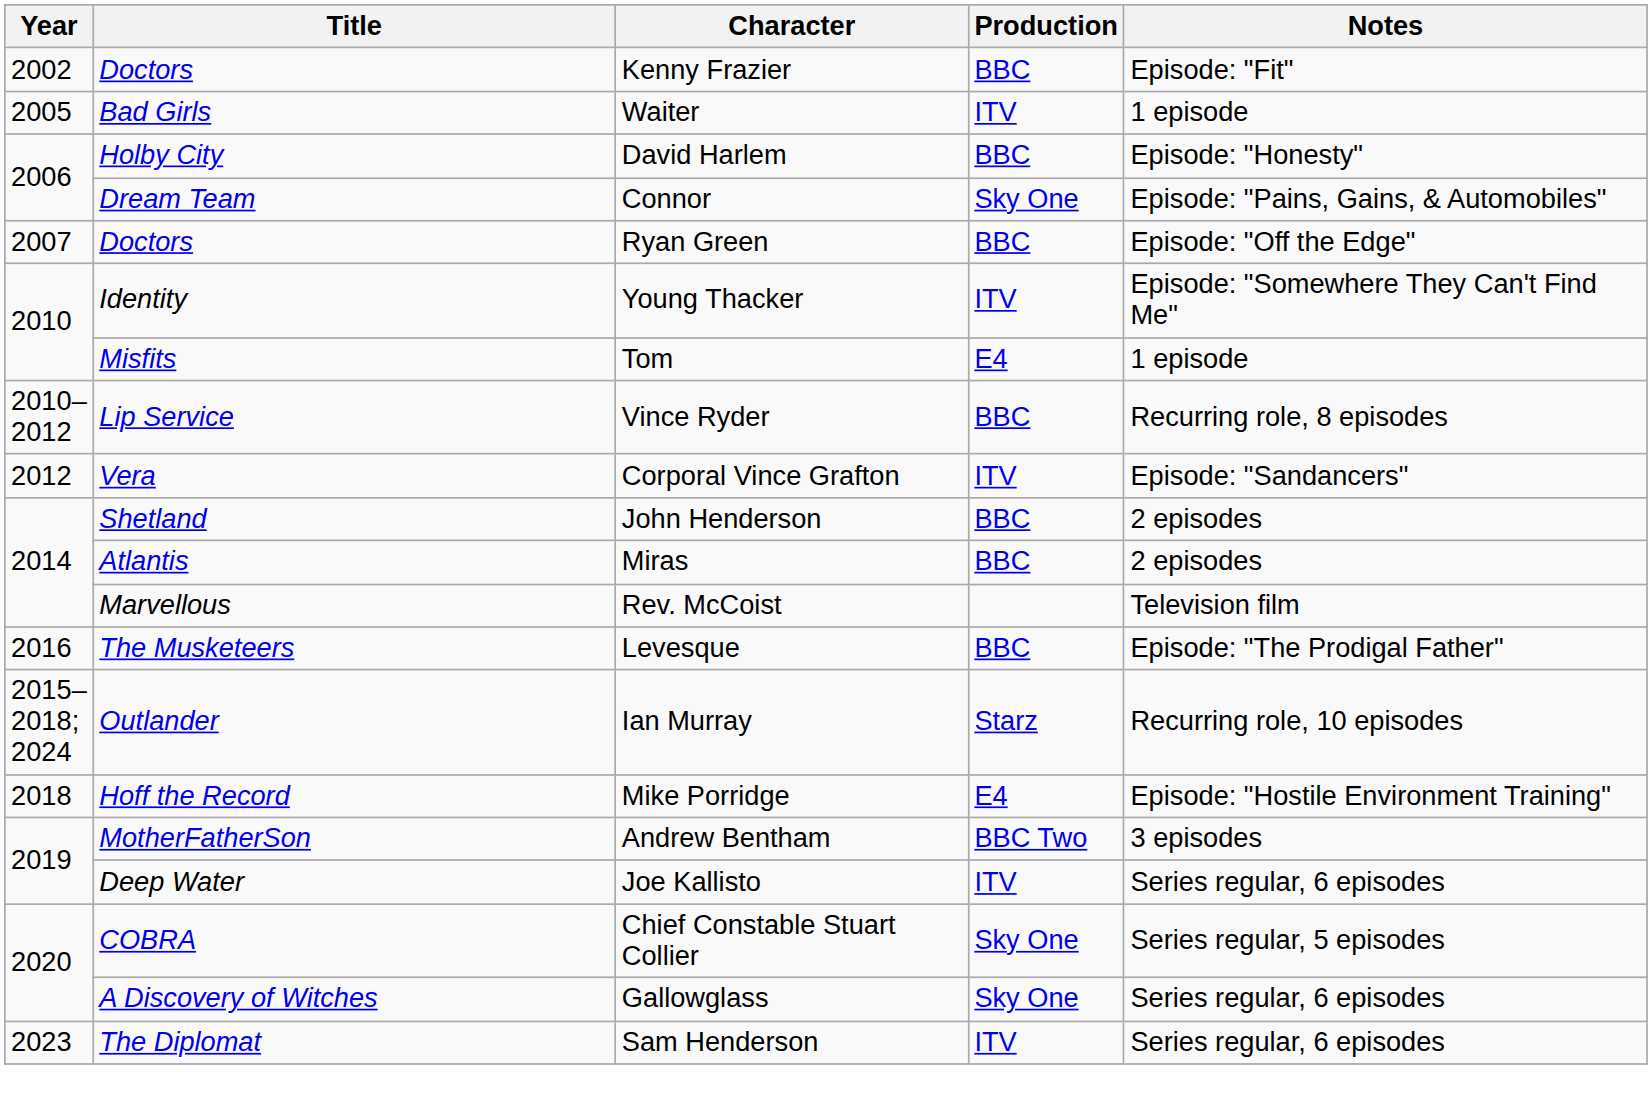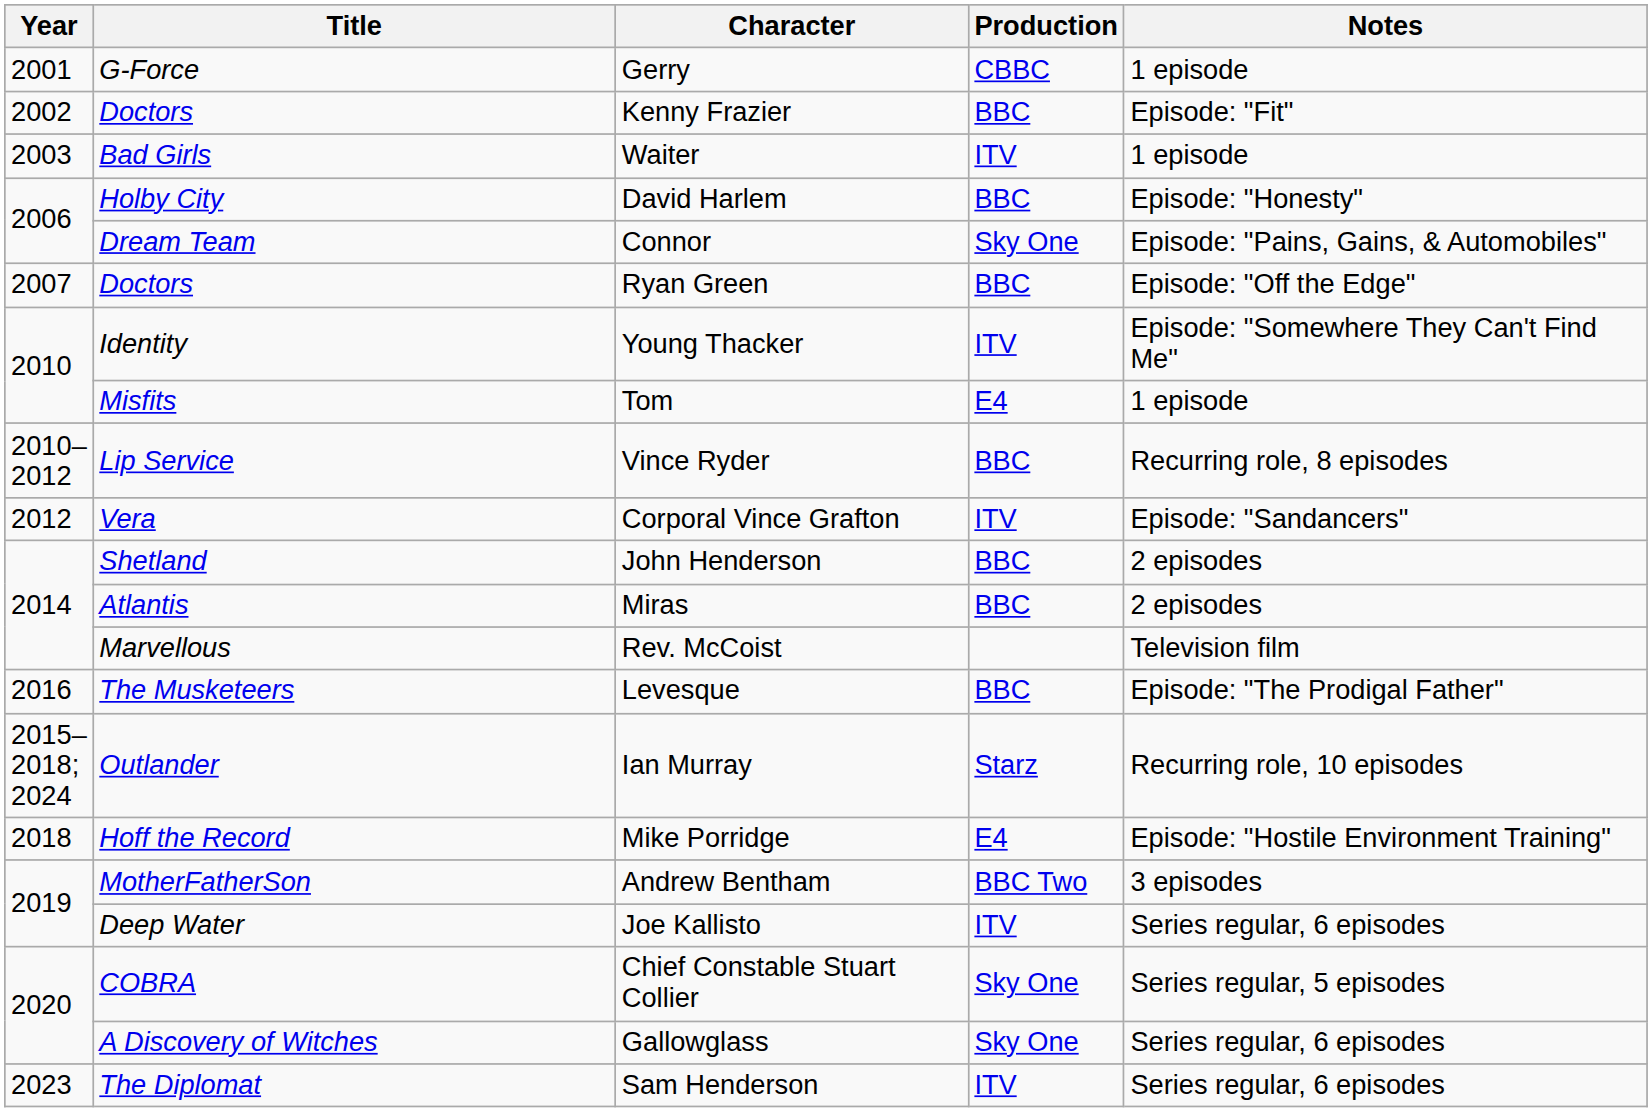+ row: (656, 69)
(41, 112) 2005 -> (41, 155) 2003
